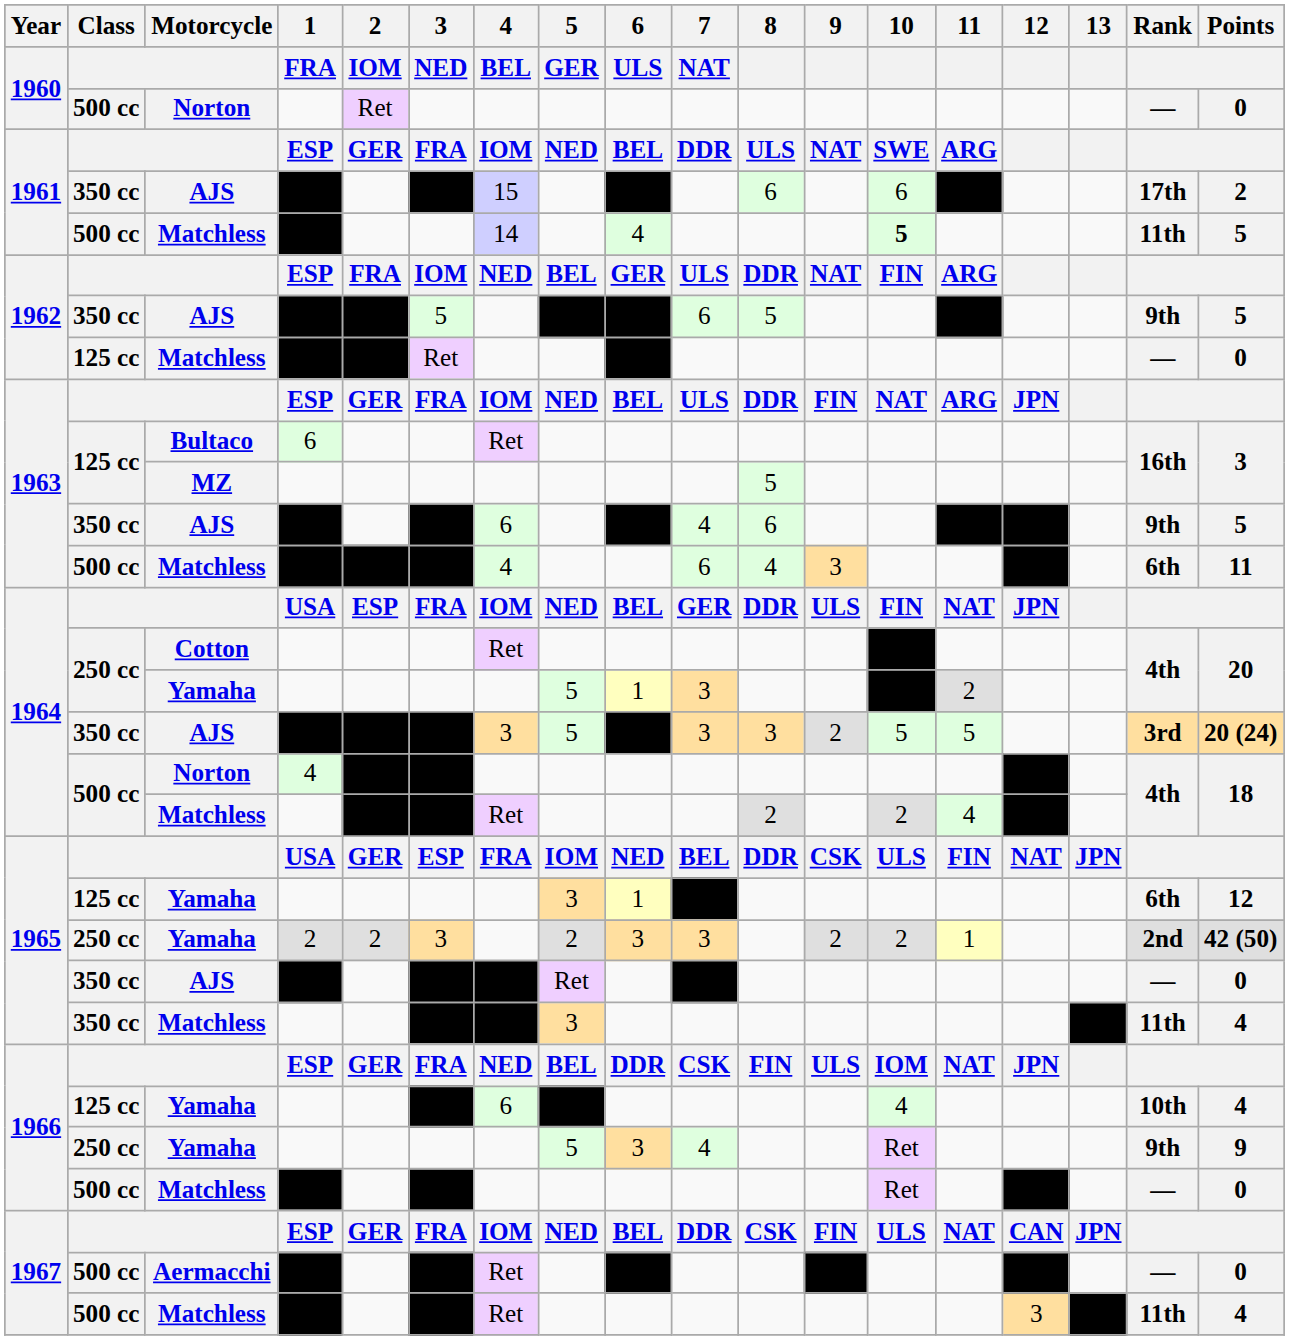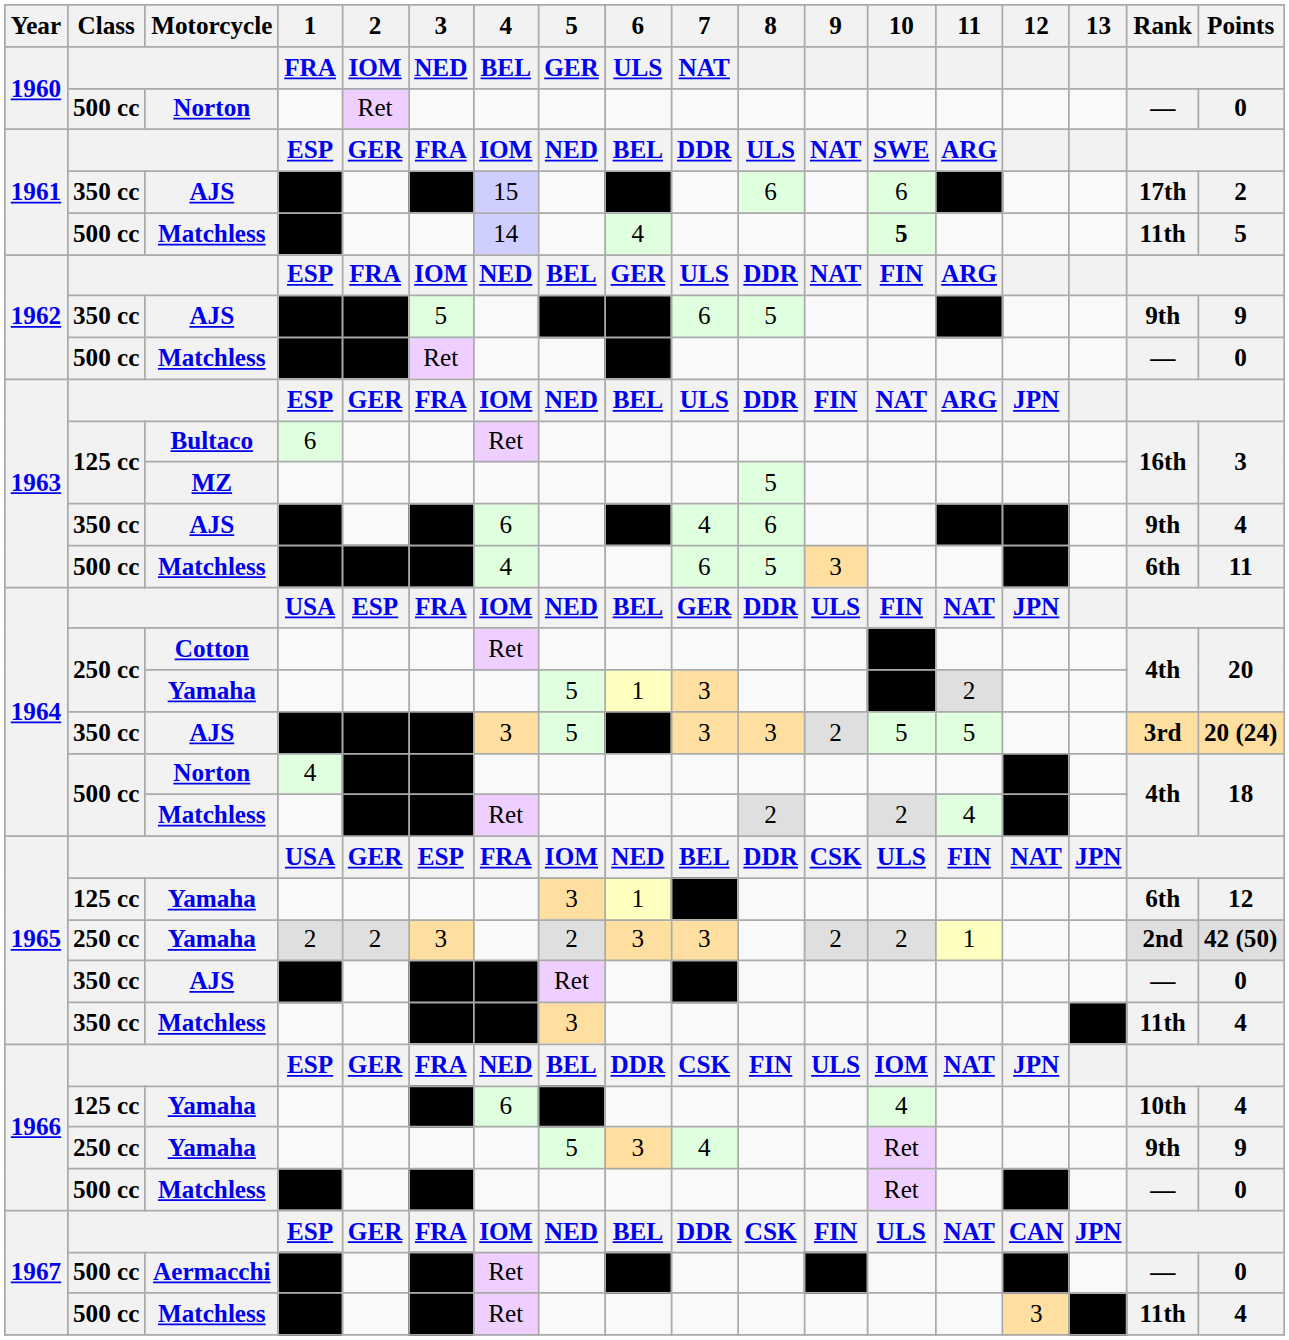(1241, 316) 5 -> (1241, 316) 9
(106, 358) 125 cc -> (106, 358) 500 cc
(1241, 524) 5 -> (1241, 524) 4
(771, 565) 4 -> (771, 565) 5
